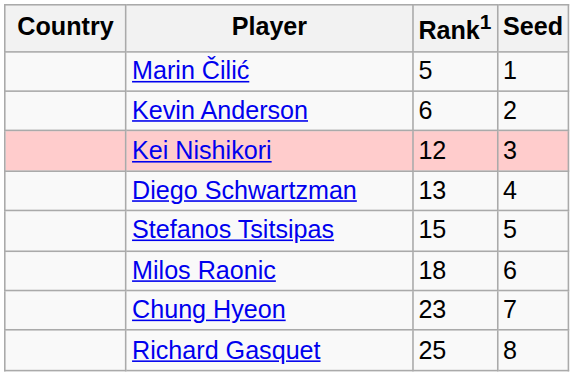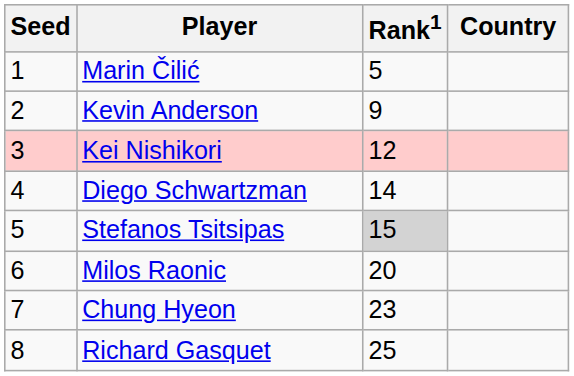columns swapped: (66, 27) <-> (533, 27)
(425, 110) 6 -> (376, 110) 9
(432, 190) 13 -> (383, 190) 14
(432, 230) no background -> (383, 230) lightgrey background
(432, 270) 18 -> (383, 270) 20
